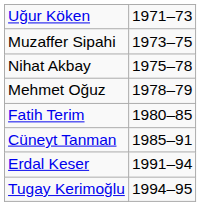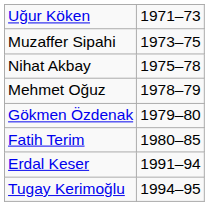+ row: (71, 115)
- row: (62, 139)
